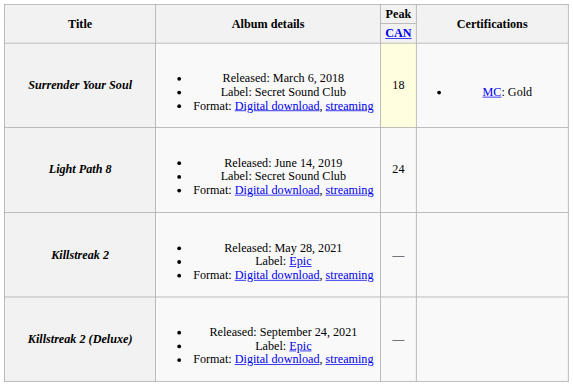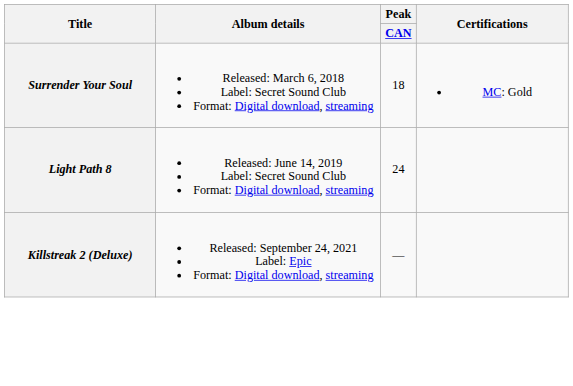(398, 85) lightyellow background -> (398, 85) no background
- row: (80, 254)
